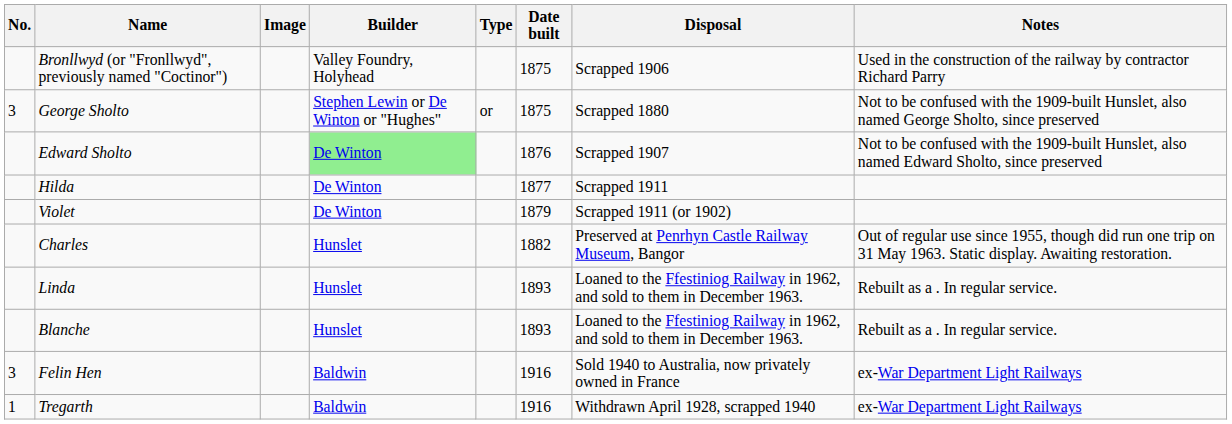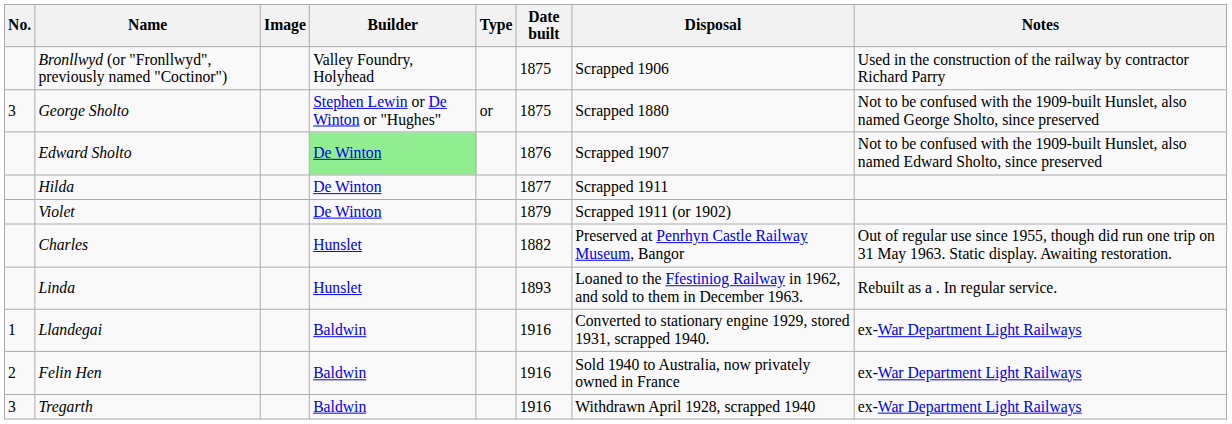- row: (64, 330)
+ row: (70, 330)
(12, 373) 3 -> (12, 373) 2
(12, 406) 1 -> (12, 406) 3
